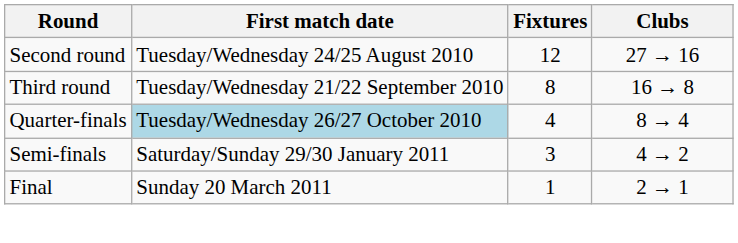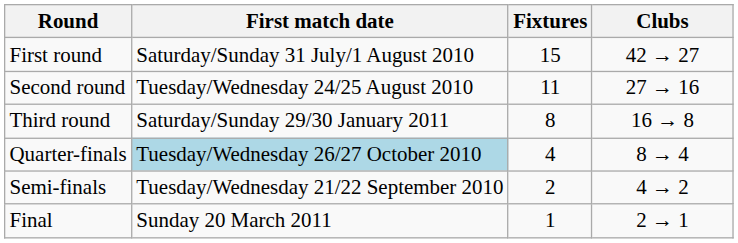+ row: (56, 54)
(550, 54) 12 -> (550, 87) 11
(320, 87) Tuesday/Wednesday 21/22 September 2010 -> (293, 120) Saturday/Sunday 29/30 January 2011
(293, 154) Saturday/Sunday 29/30 January 2011 -> (320, 187) Tuesday/Wednesday 21/22 September 2010
(550, 154) 3 -> (550, 187) 2
